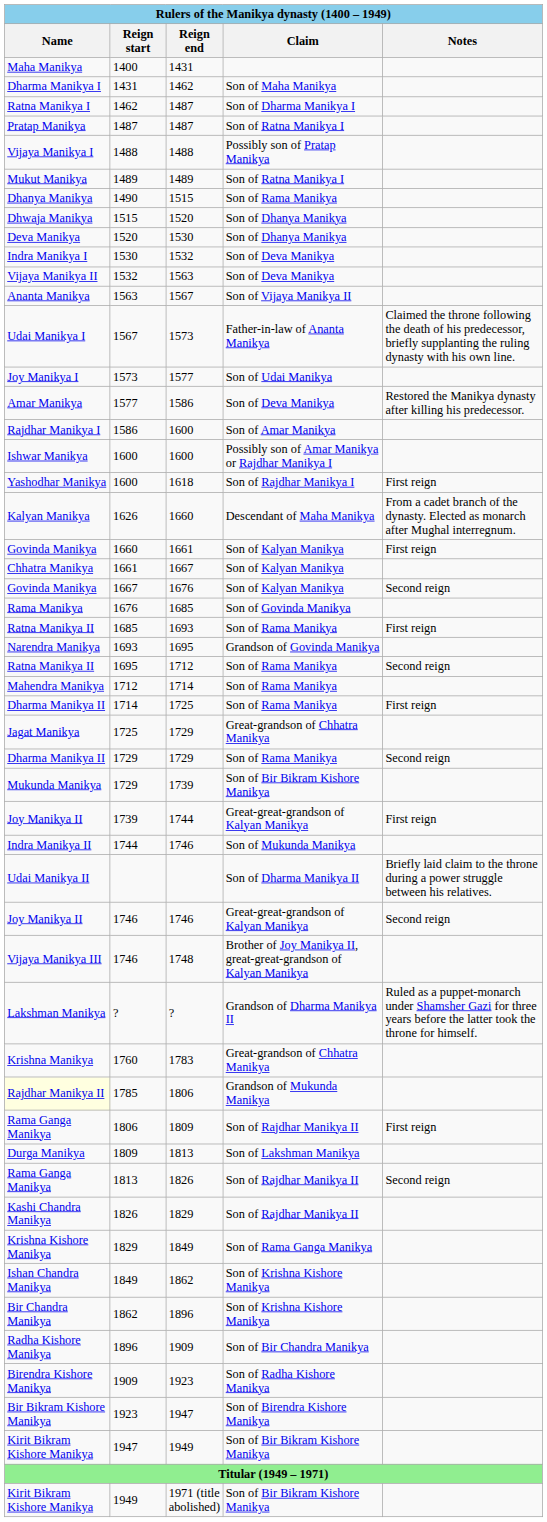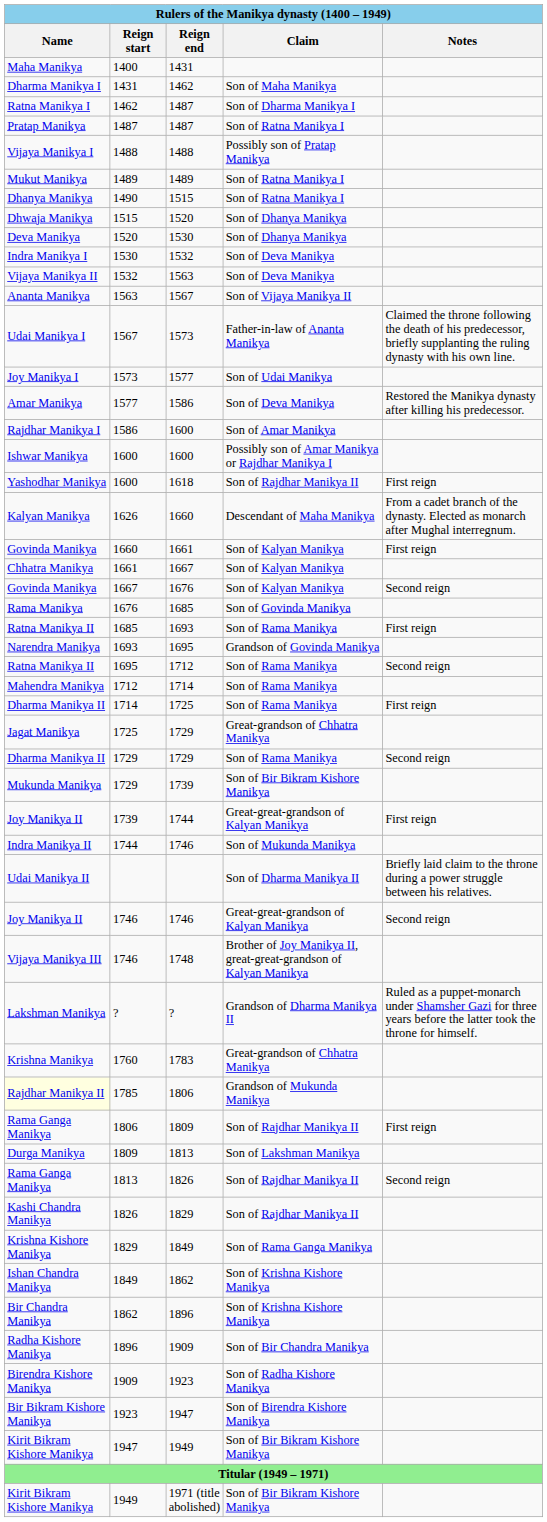(281, 198) Son of Rama Manikya -> (285, 198) Son of Ratna Manikya I
(290, 482) Son of Rajdhar Manikya I -> (292, 482) Son of Rajdhar Manikya II
